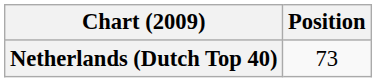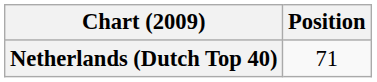(327, 58) 73 -> (327, 58) 71
